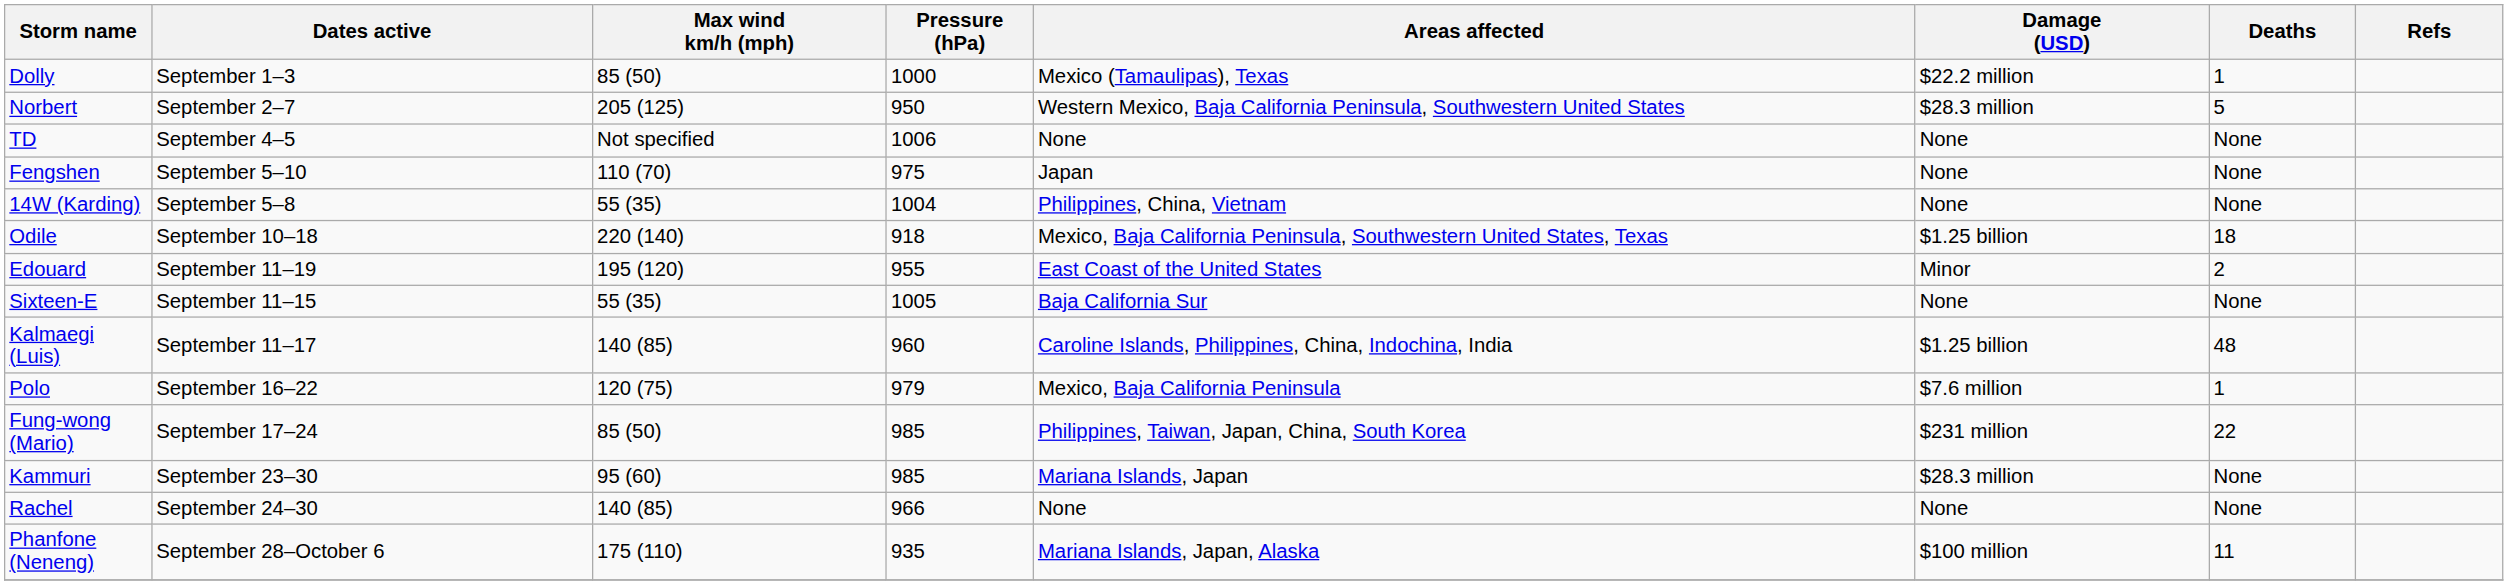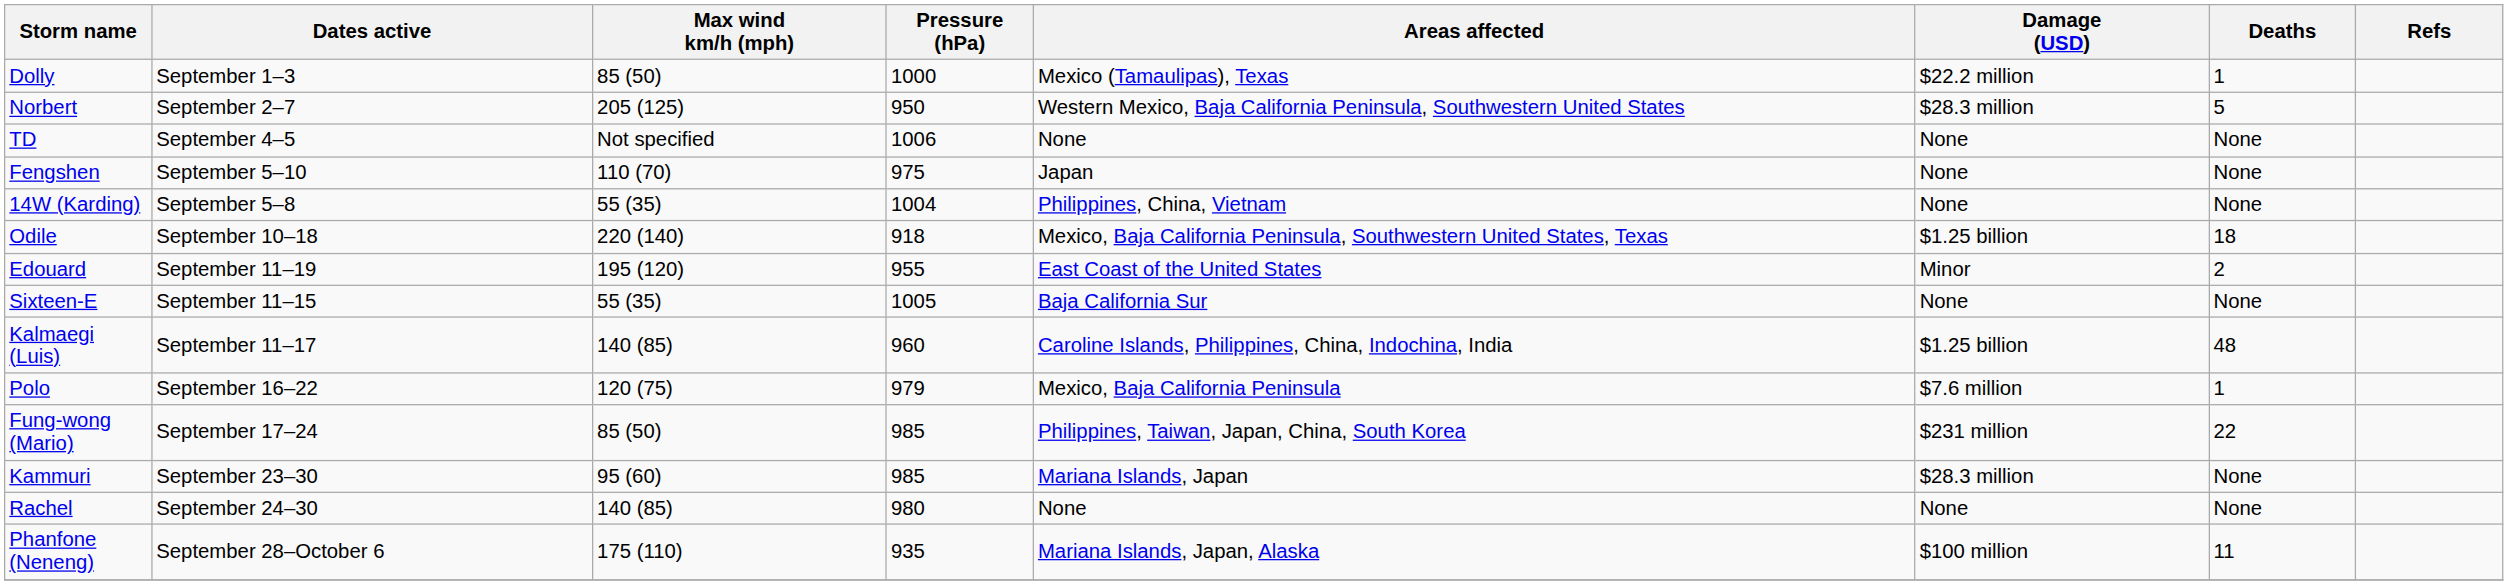(908, 508) 966 -> (908, 508) 980
